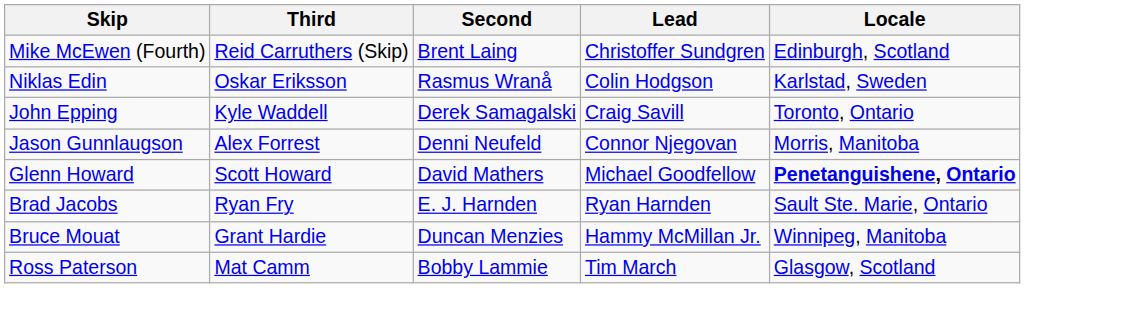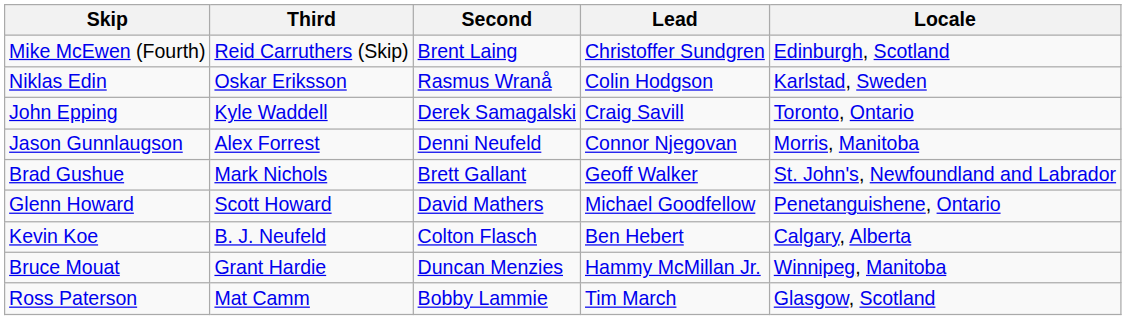+ row: (67, 174)
(895, 174) bold -> (887, 205) normal
- row: (63, 205)
+ row: (54, 236)
